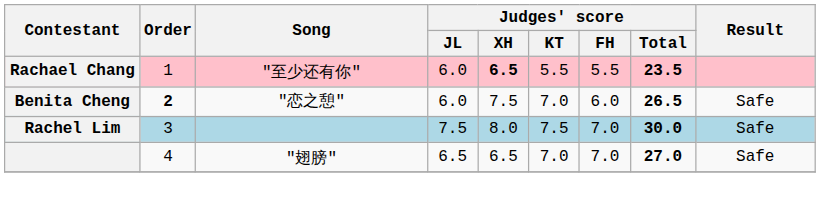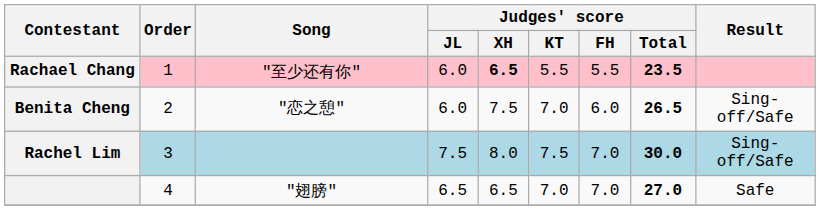(168, 101) bold -> (168, 109) normal
(755, 101) Safe -> (755, 109) Sing-off/Safe
(755, 129) Safe -> (755, 153) Sing-off/Safe
